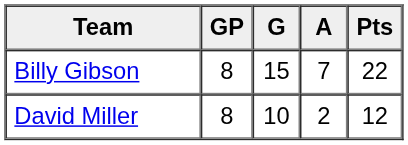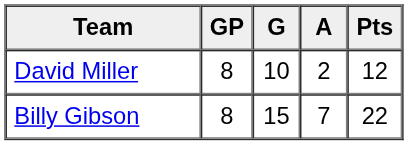rows swapped: (77, 71) <-> (76, 116)
